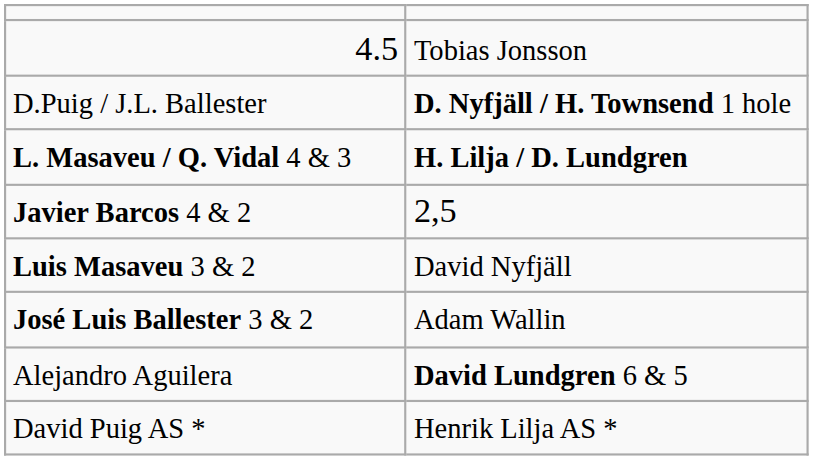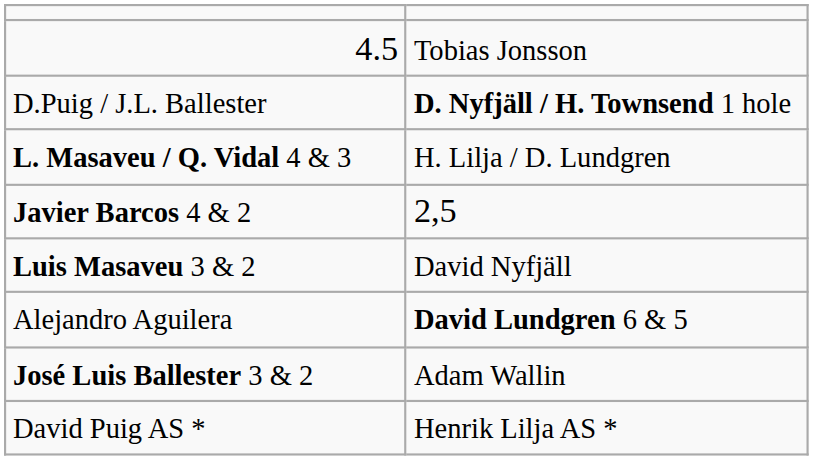(551, 156) bold -> (542, 158) normal
rows swapped: (123, 375) <-> (163, 321)
